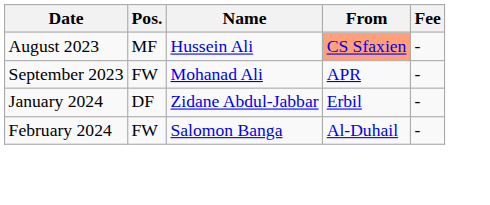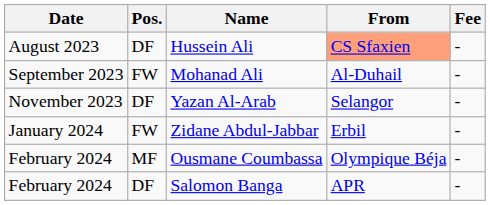(144, 46) MF -> (143, 46) DF
(344, 74) APR -> (366, 74) Al-Duhail
+ row: (223, 102)
(143, 102) DF -> (145, 130) FW
+ row: (247, 158)
(145, 130) FW -> (143, 185) DF
(362, 130) Al-Duhail -> (348, 185) APR
